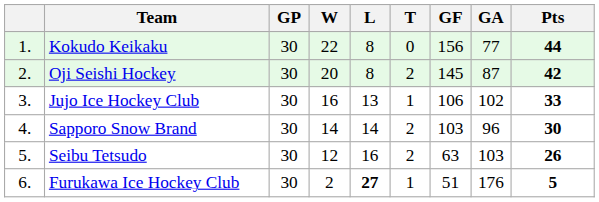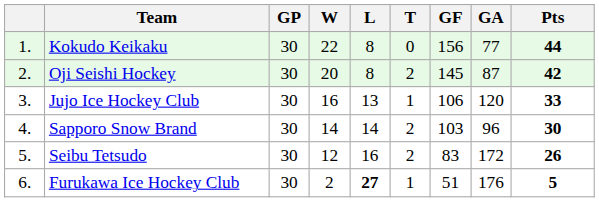(491, 100) 102 -> (491, 100) 120
(451, 155) 63 -> (451, 155) 83
(491, 155) 103 -> (491, 155) 172
